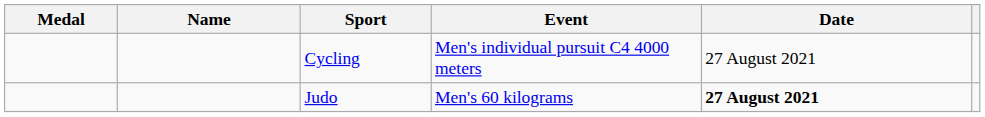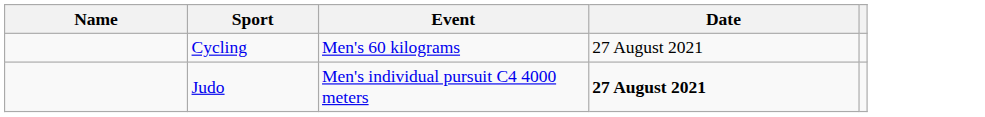- column: (61, 19)
(552, 58) Men's individual pursuit C4 4000 meters -> (391, 47) Men's 60 kilograms
(504, 97) Men's 60 kilograms -> (439, 87) Men's individual pursuit C4 4000 meters
